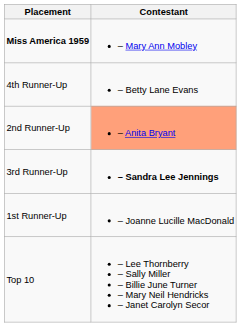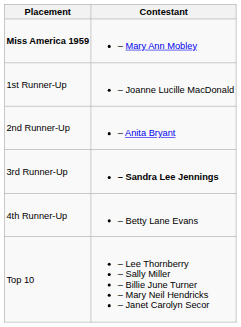rows swapped: (37, 215) <-> (37, 85)
(164, 133) lightsalmon background -> (164, 133) no background
